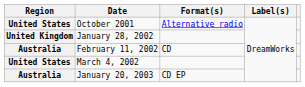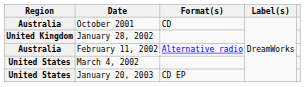(40, 24) United States -> (40, 24) Australia
(202, 24) Alternative radio -> (167, 24) CD
(167, 50) CD -> (202, 50) Alternative radio
(40, 75) Australia -> (40, 75) United States
